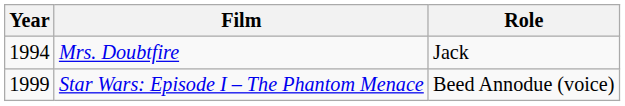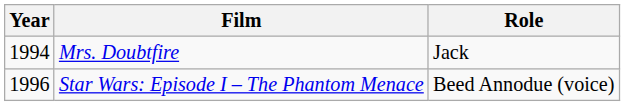(29, 84) 1999 -> (29, 84) 1996
